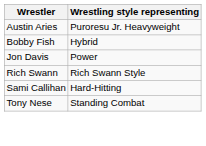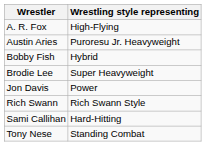+ row: (27, 27)
+ row: (30, 73)
